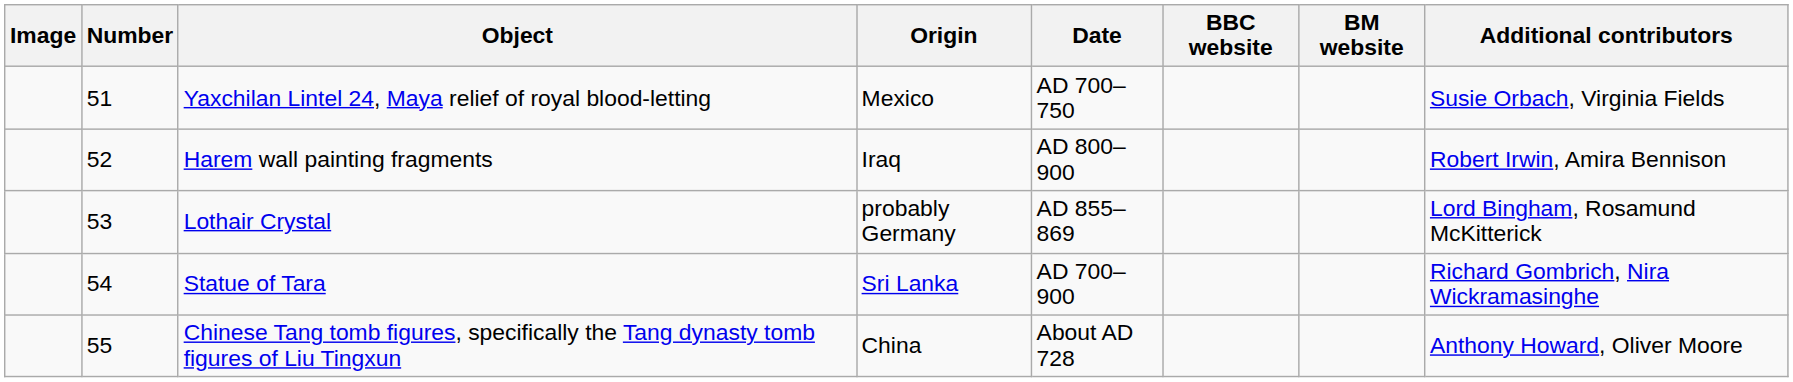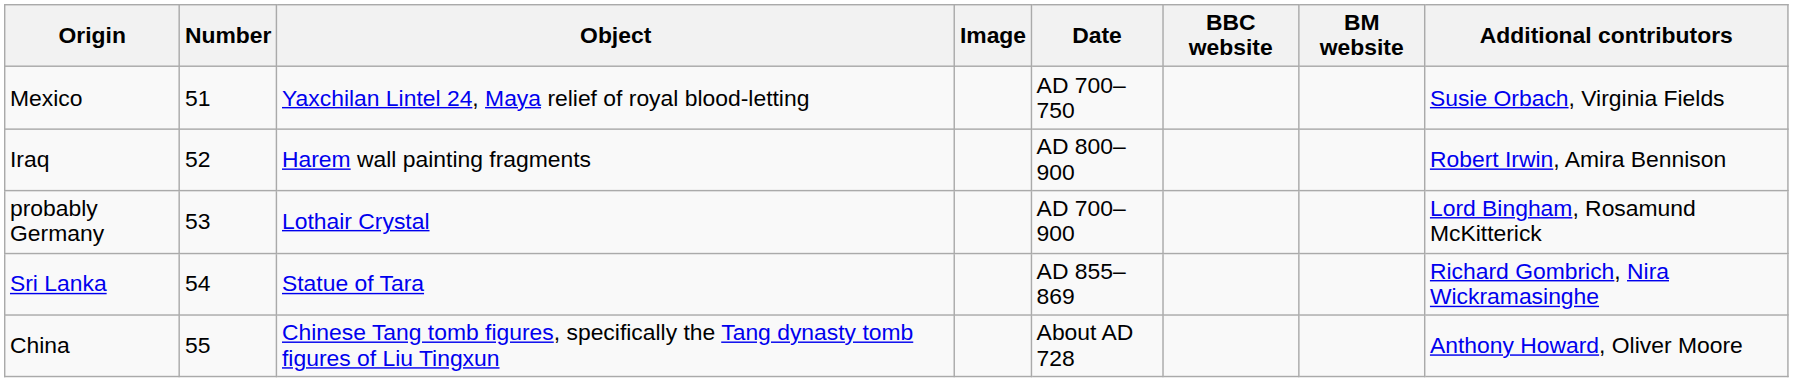columns swapped: (43, 35) <-> (944, 35)
(1081, 221) AD 855–869 -> (1081, 221) AD 700–900
(1081, 283) AD 700–900 -> (1081, 283) AD 855–869
